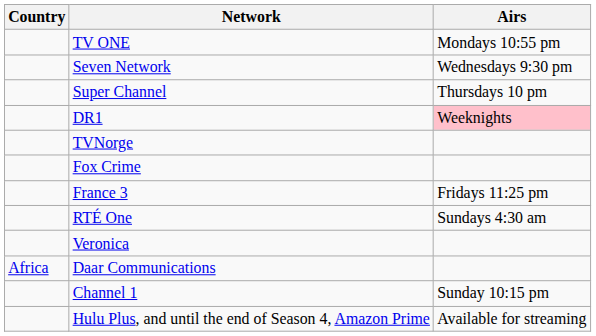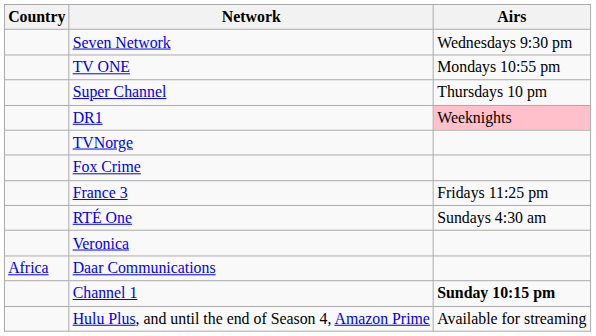rows swapped: (122, 67) <-> (101, 42)
(493, 293) normal -> (496, 293) bold
